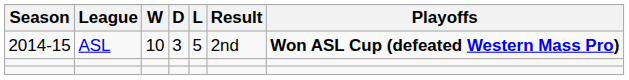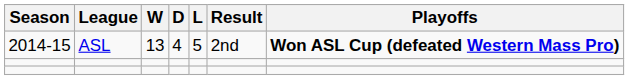(155, 44) 10 -> (155, 44) 13
(177, 44) 3 -> (177, 44) 4
